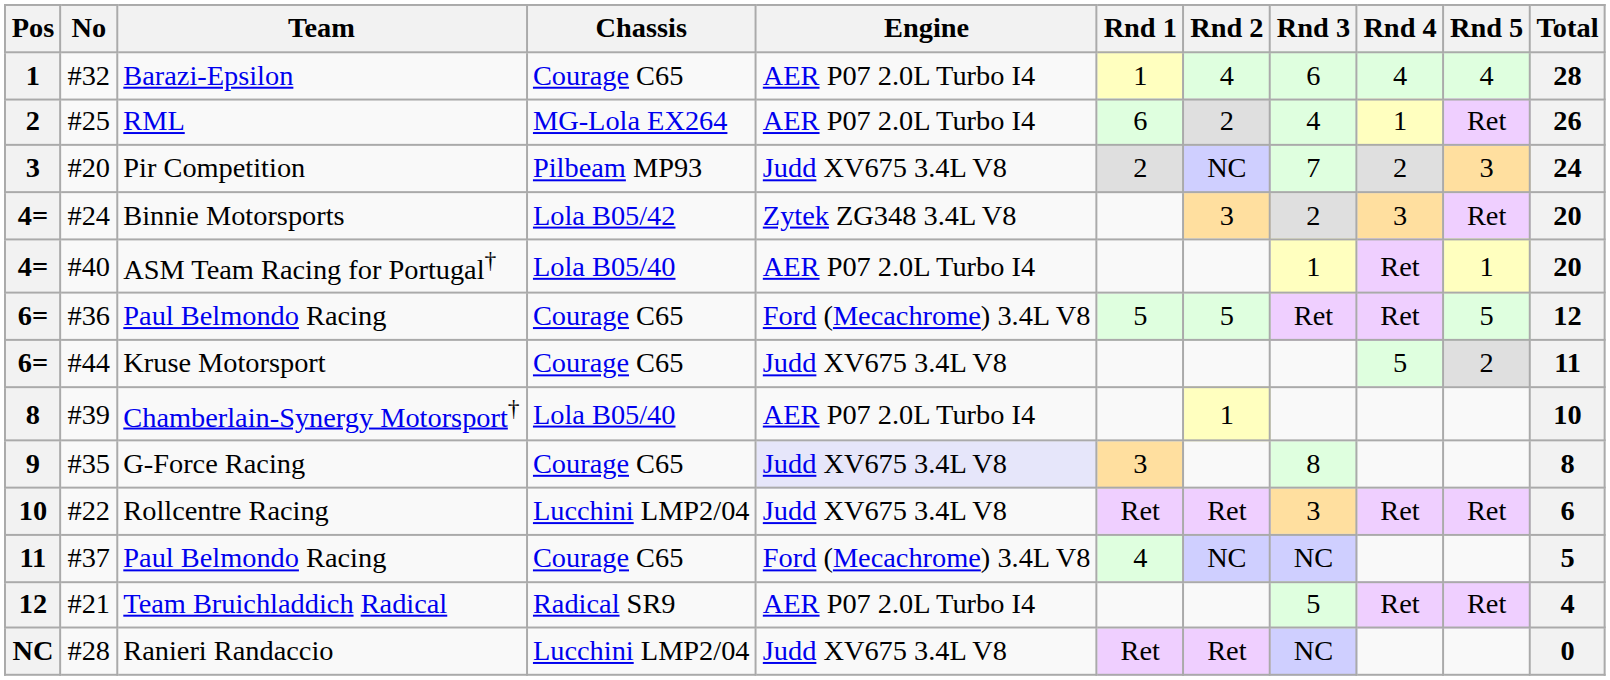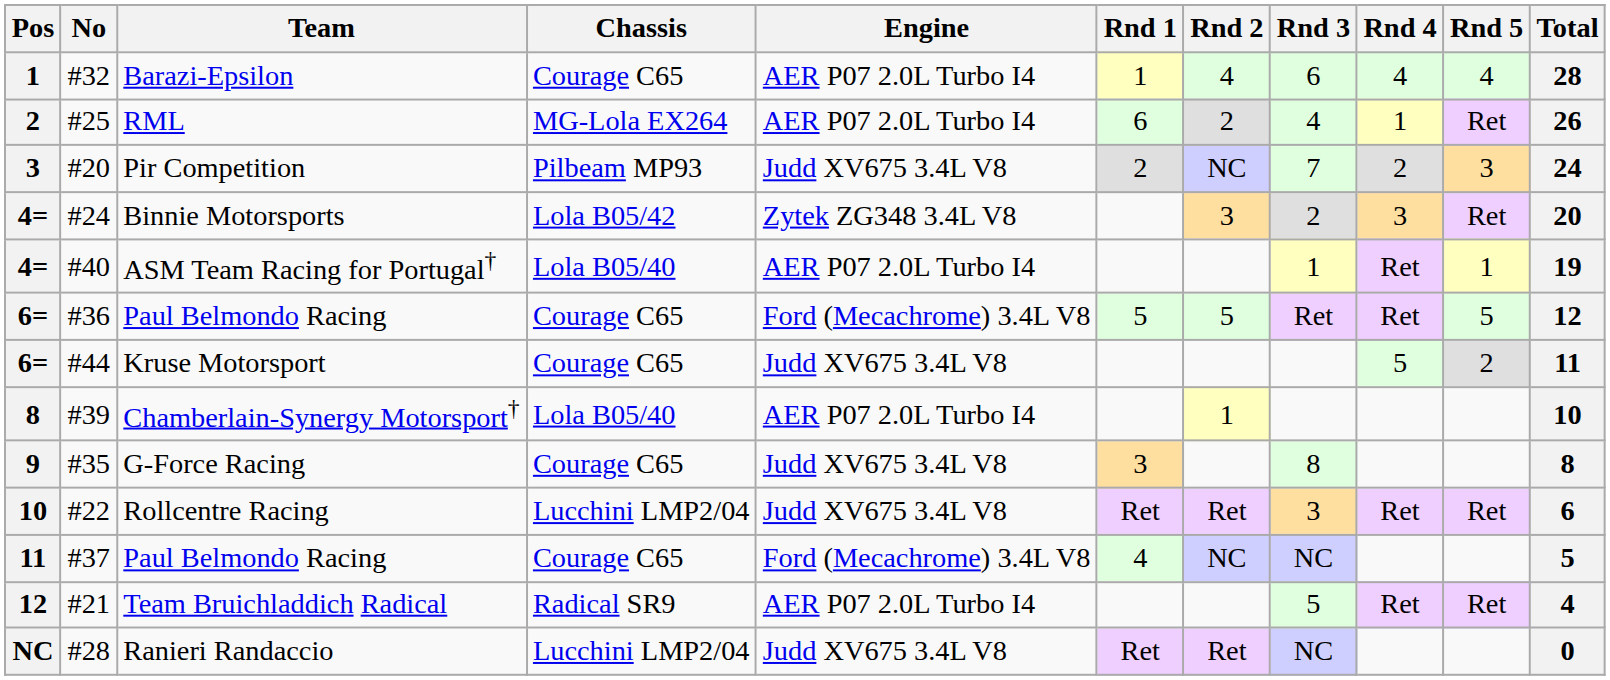(1568, 265) 20 -> (1568, 265) 19
(885, 464) lavender background -> (885, 464) no background
